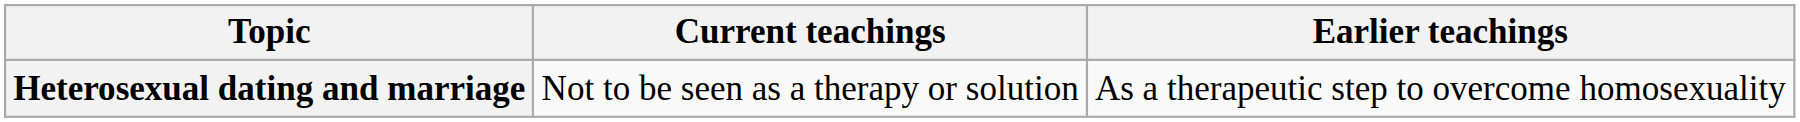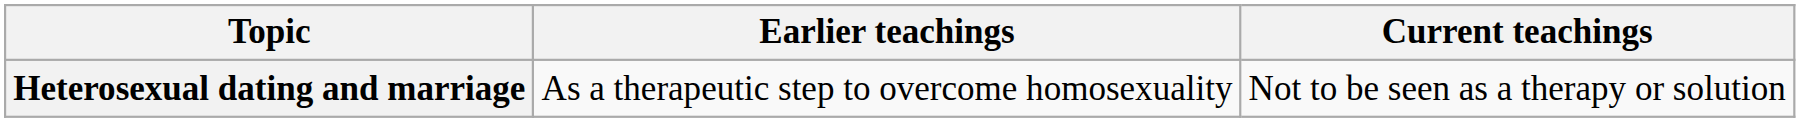columns swapped: (1440, 32) <-> (810, 32)
